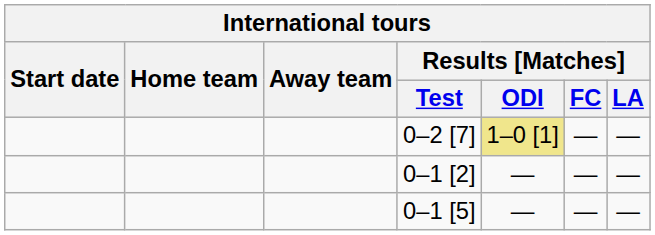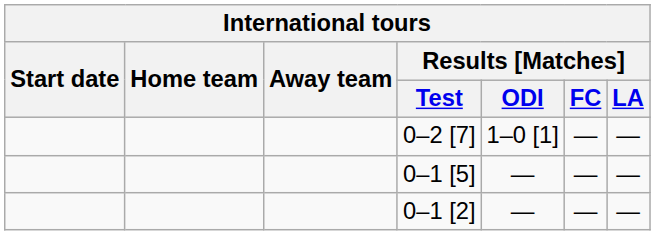(523, 135) khaki background -> (523, 135) no background
rows swapped: (439, 211) <-> (439, 173)
